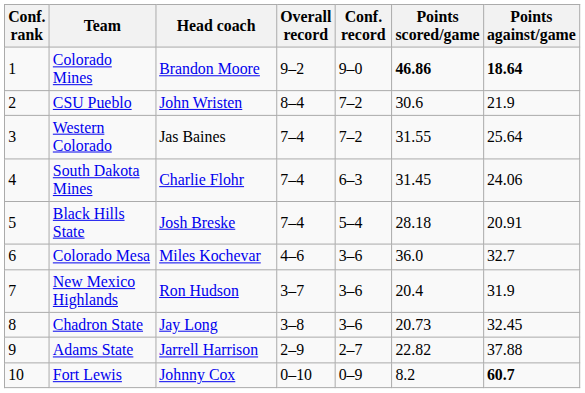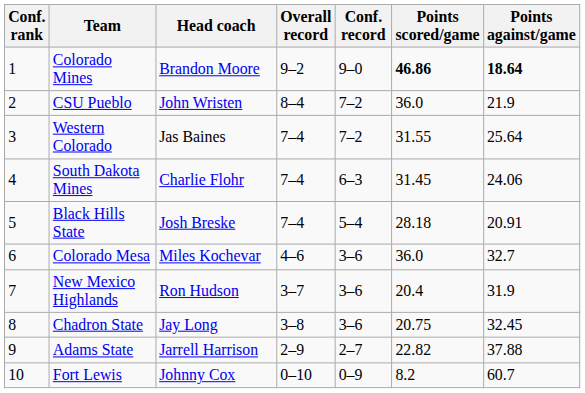(409, 102) 30.6 -> (409, 102) 36.0
(413, 324) 20.73 -> (413, 324) 20.75
(501, 375) bold -> (501, 375) normal
